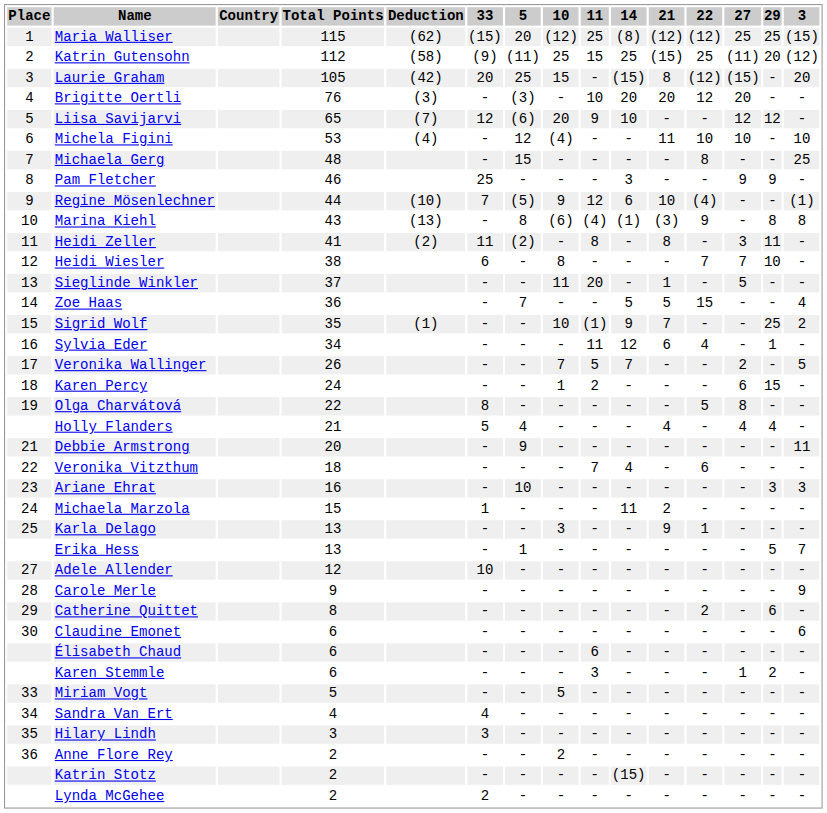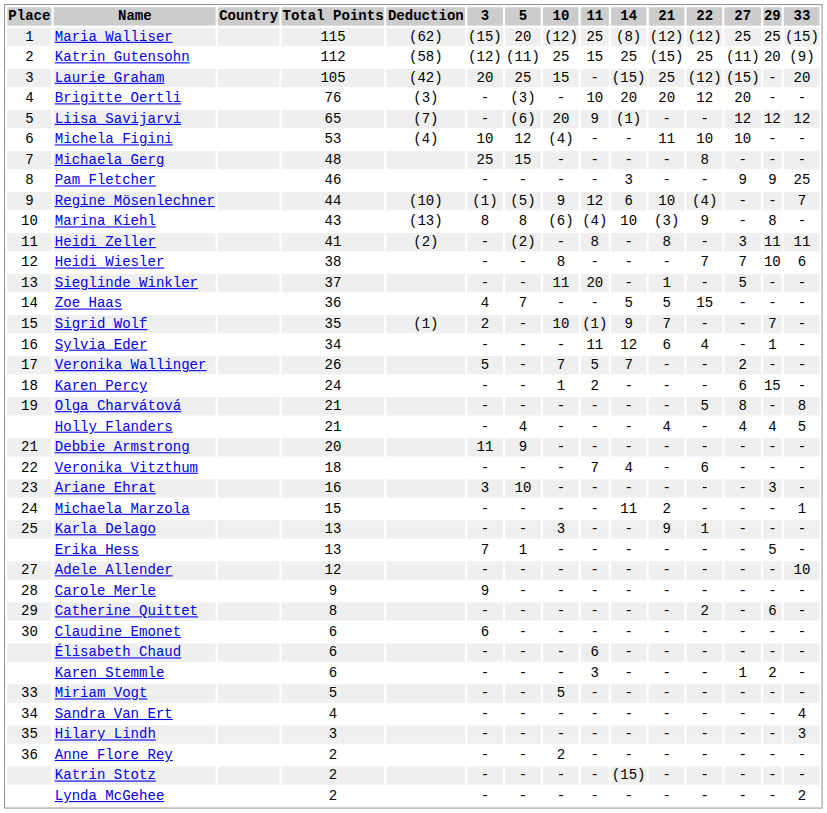columns swapped: (802, 16) <-> (485, 16)
(667, 78) 8 -> (667, 78) 25
(629, 119) 10 -> (629, 119) (1)
(629, 222) (1) -> (629, 222) 10
(772, 324) 25 -> (772, 324) 7
(333, 406) 22 -> (333, 406) 21
